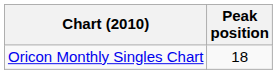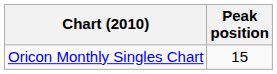(240, 57) 18 -> (240, 57) 15
